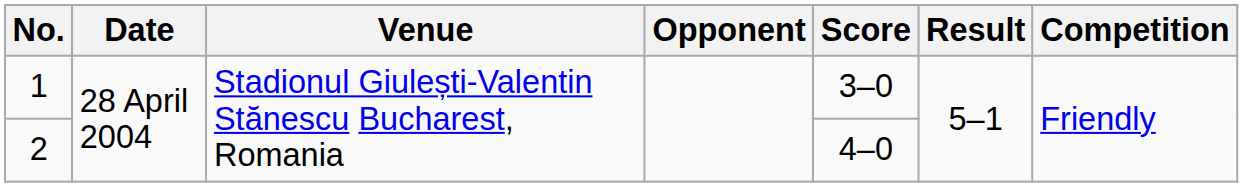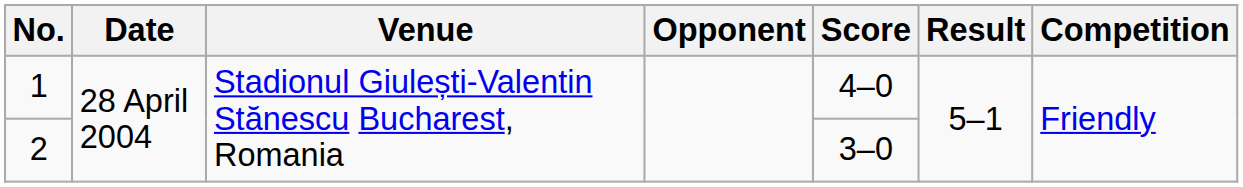(866, 87) 3–0 -> (866, 87) 4–0
(866, 149) 4–0 -> (866, 149) 3–0
